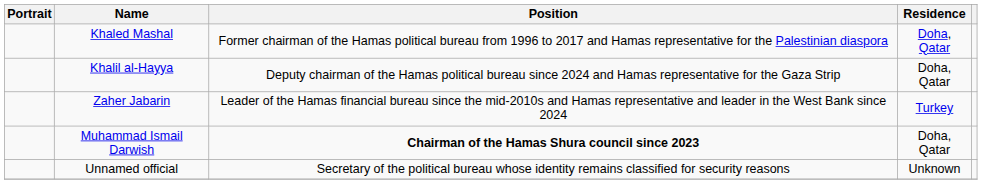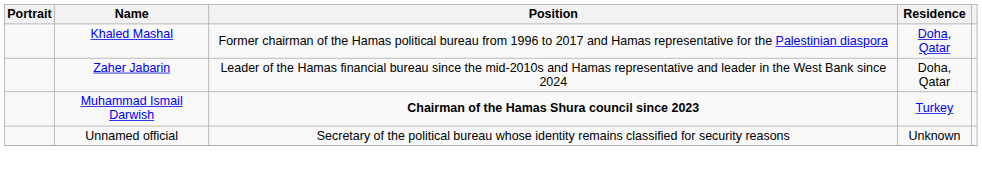- row: (132, 68)
(934, 108) Turkey -> (934, 75) Doha, Qatar
(934, 142) Doha, Qatar -> (934, 108) Turkey
